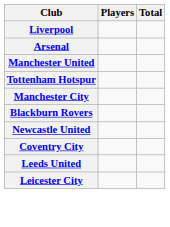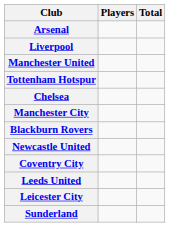rows swapped: (51, 29) <-> (51, 46)
+ row: (51, 96)
+ row: (51, 213)
